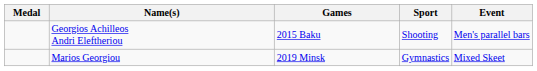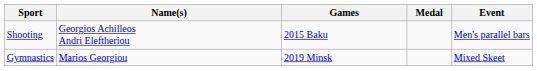columns swapped: (27, 12) <-> (426, 12)
